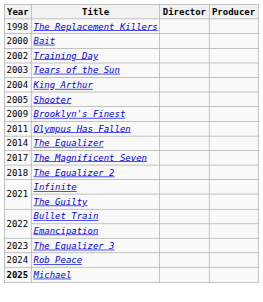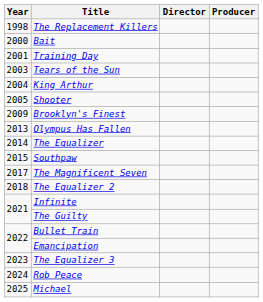(17, 56) 2002 -> (17, 56) 2001
(17, 129) 2011 -> (17, 129) 2013
+ row: (55, 158)
(17, 275) bold -> (17, 289) normal
